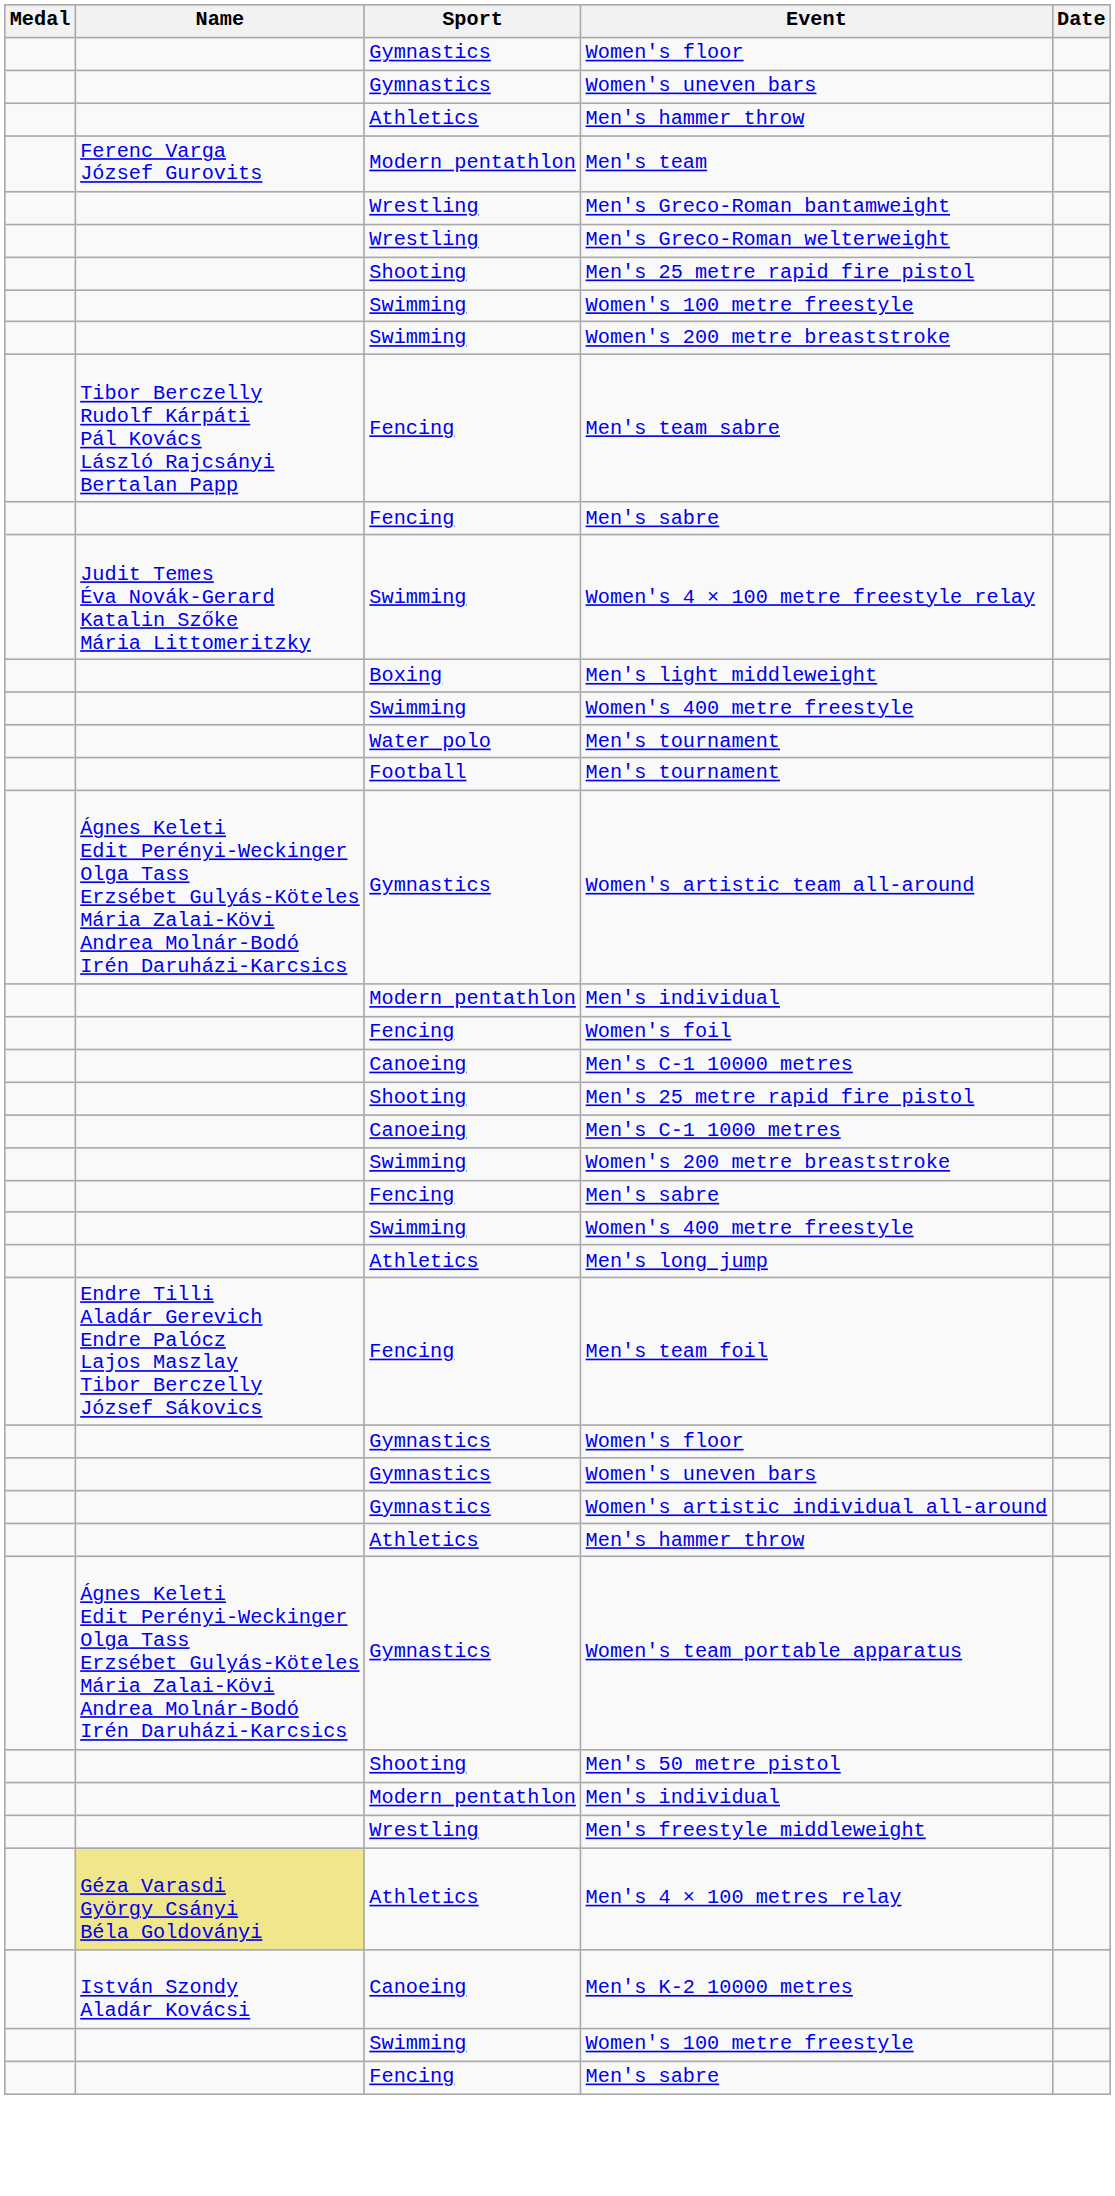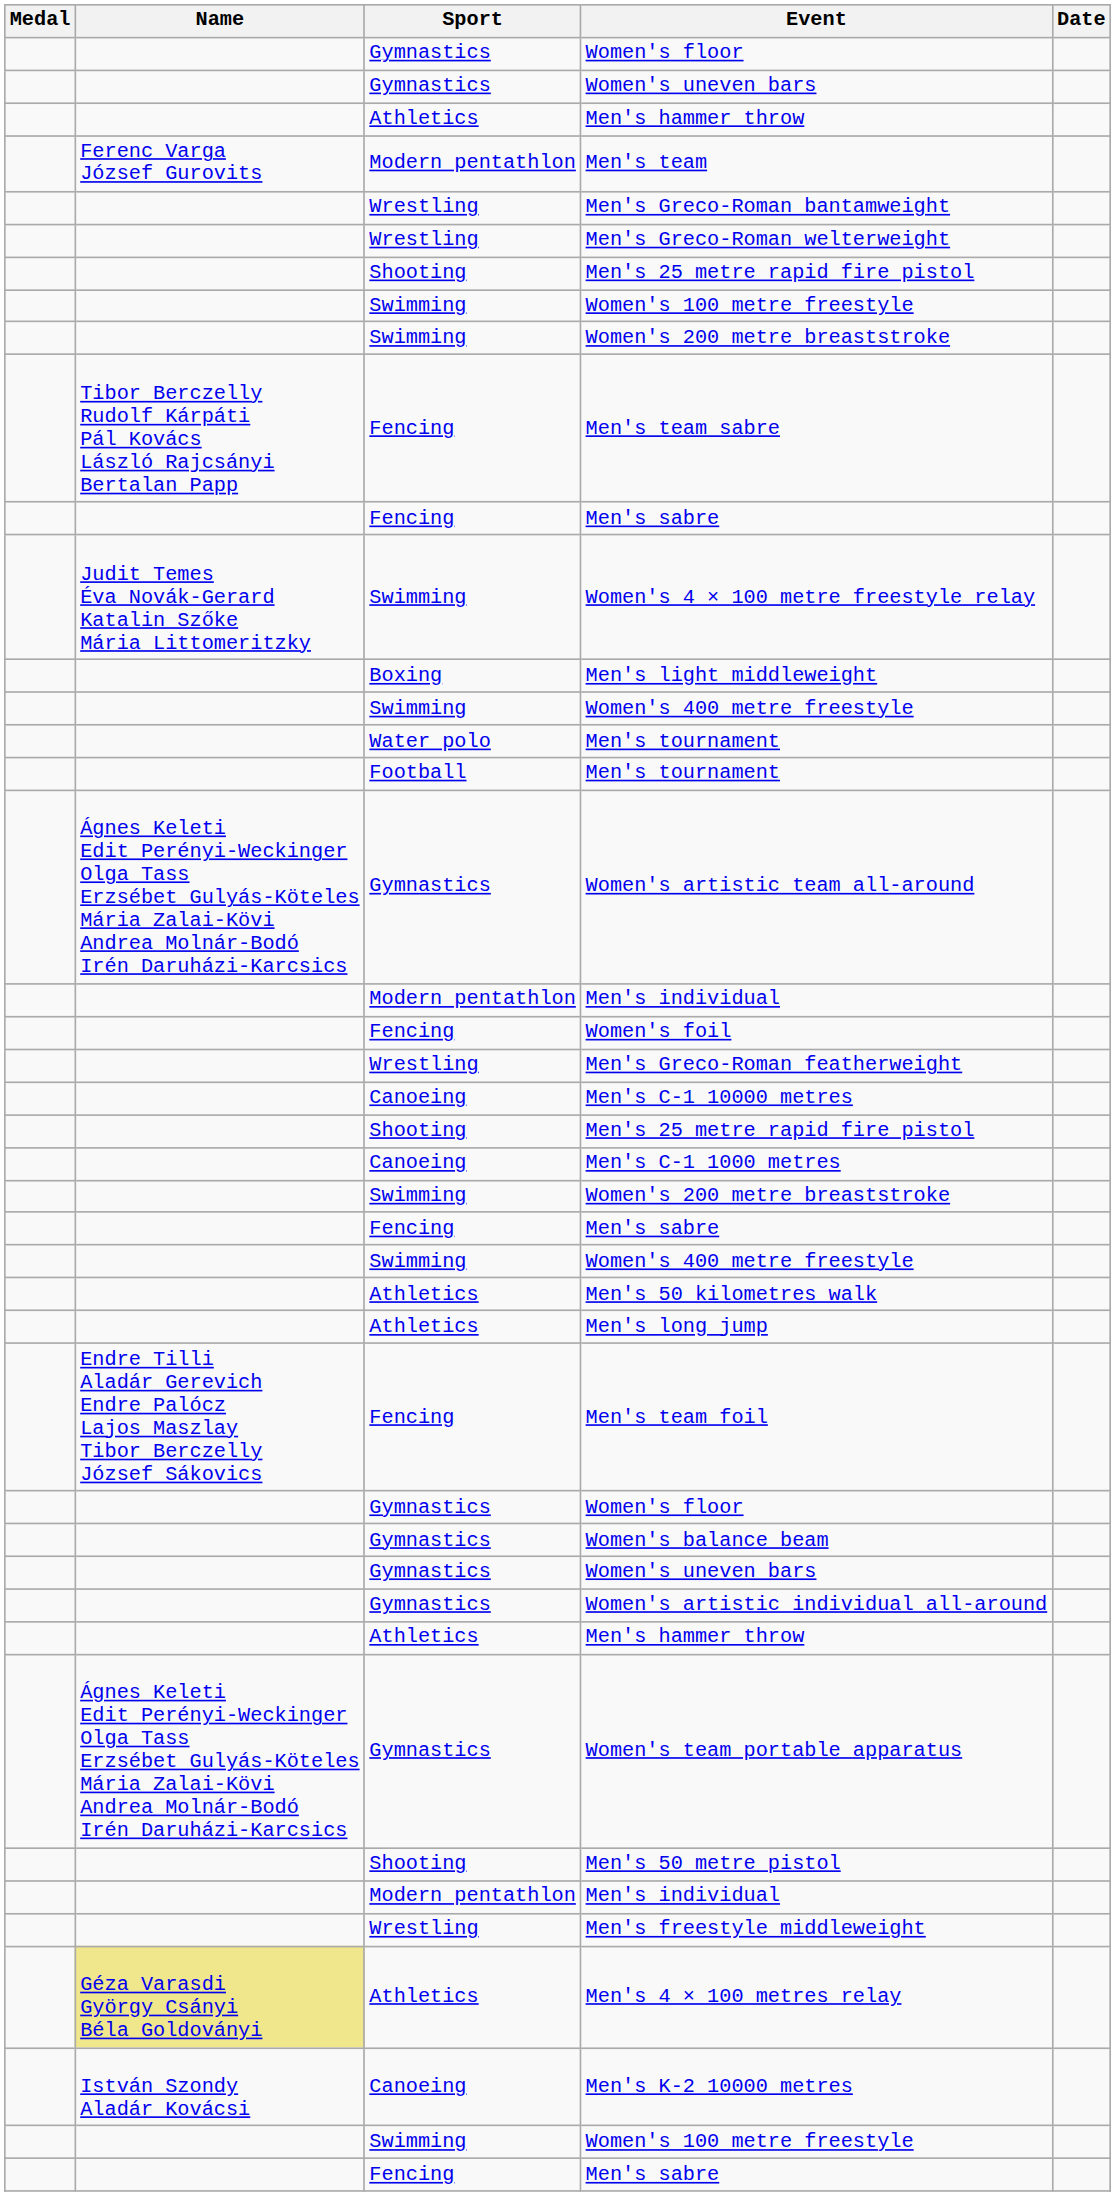+ row: (424, 1066)
+ row: (424, 1295)
+ row: (430, 1540)
